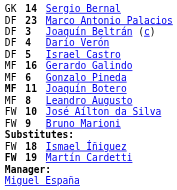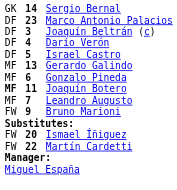(31, 66) 16 -> (31, 66) 13
(28, 101) 8 -> (28, 101) 7
- row: (104, 112)
(31, 146) 18 -> (31, 135) 20
(11, 158) bold -> (11, 146) normal
(31, 158) 19 -> (31, 146) 22
